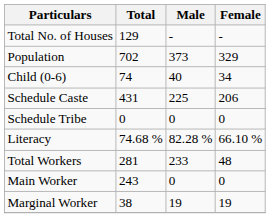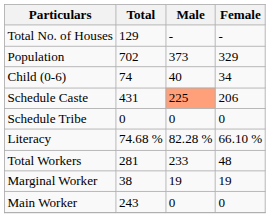(179, 98) no background -> (179, 98) lightsalmon background
rows swapped: (42, 181) <-> (52, 202)
